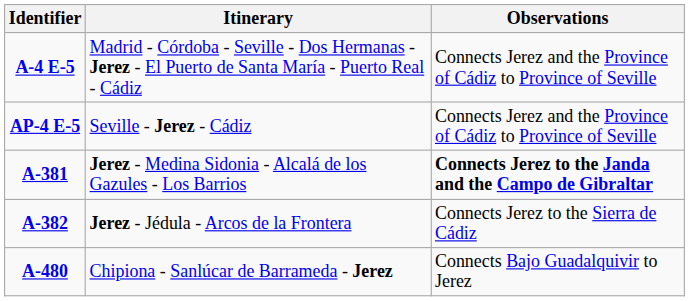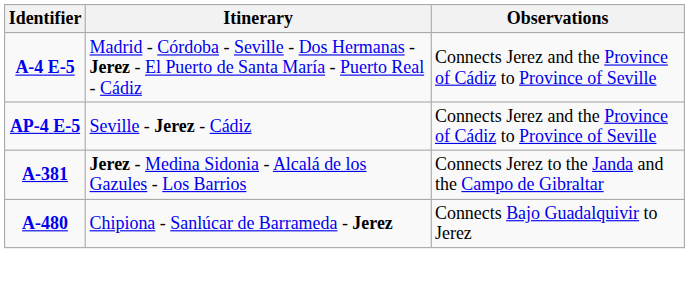(544, 174) bold -> (549, 174) normal
- row: (221, 223)
